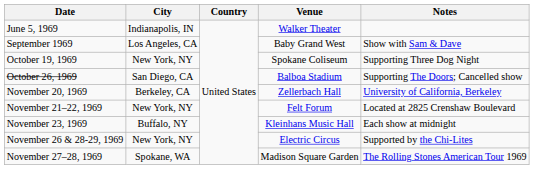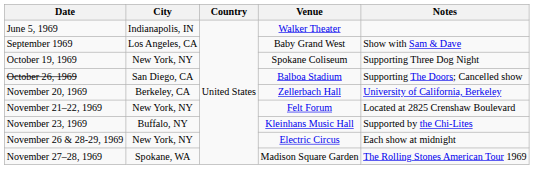(409, 124) Each show at midnight -> (418, 124) Supported by the Chi-Lites
(418, 140) Supported by the Chi-Lites -> (409, 140) Each show at midnight
